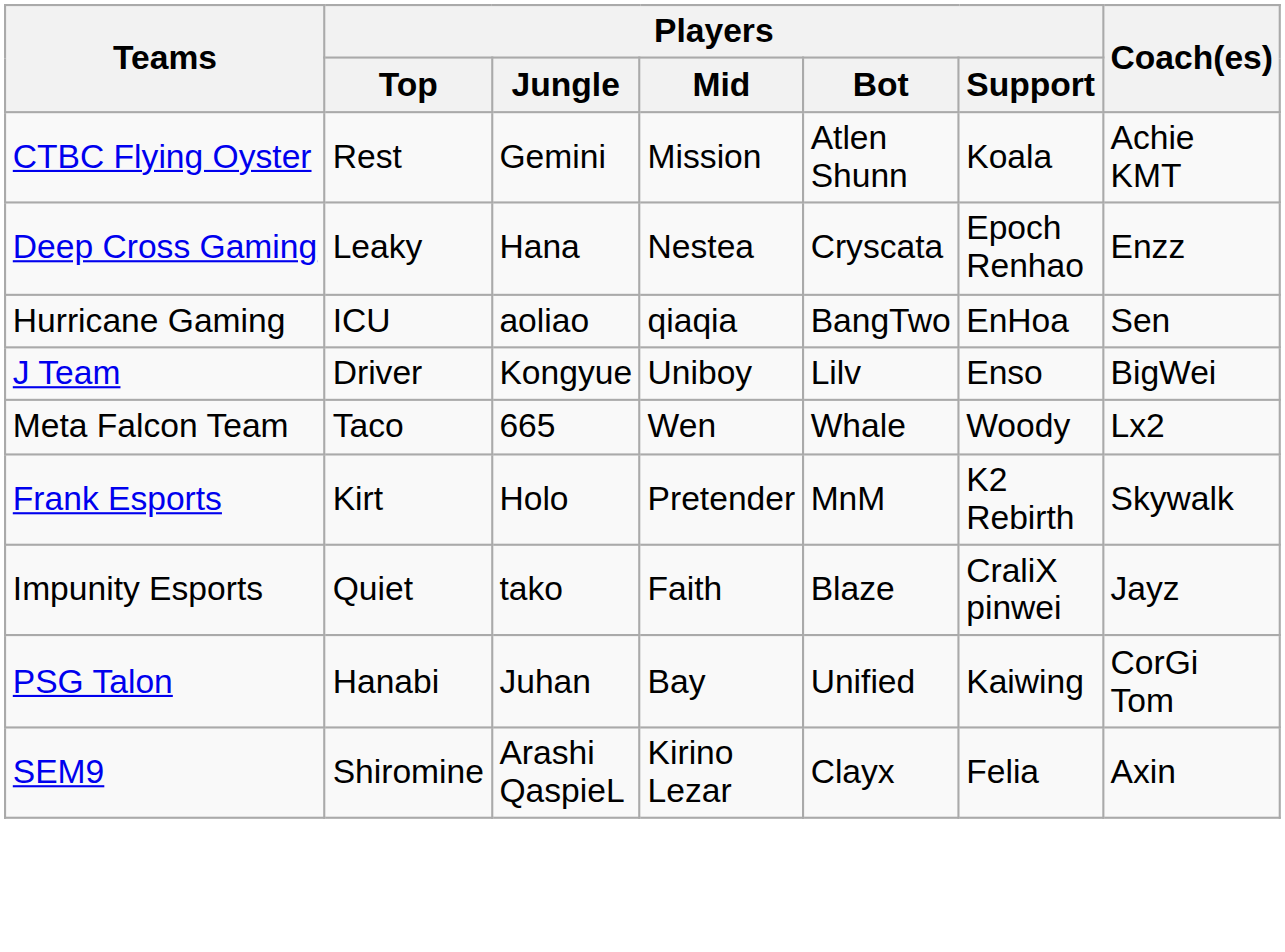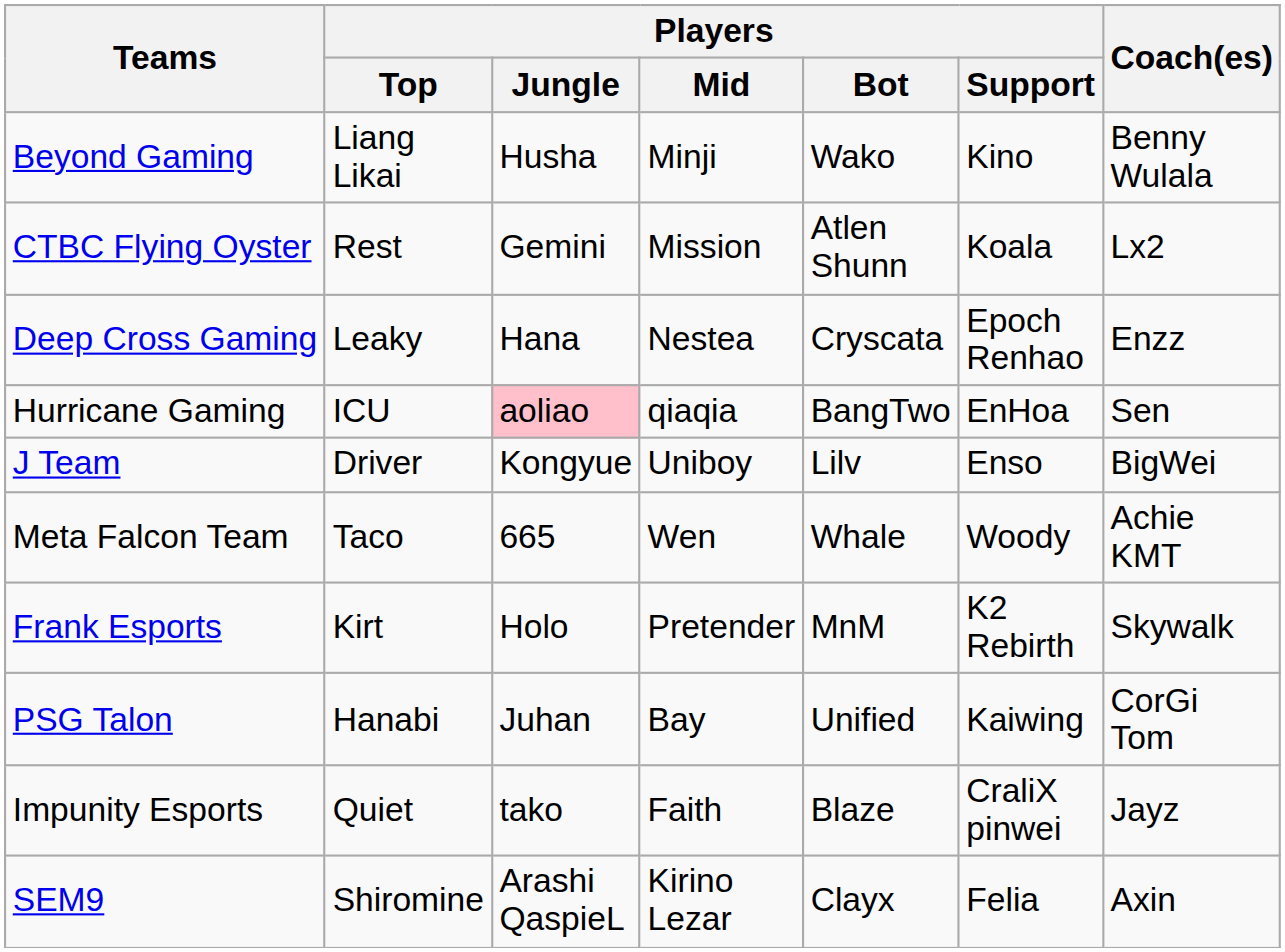+ row: (133, 156)
(1153, 156) Achie KMT -> (1138, 247) Lx2
(544, 319) no background -> (544, 410) pink background
(1138, 426) Lx2 -> (1153, 536) Achie KMT
rows swapped: (93, 680) <-> (138, 589)
